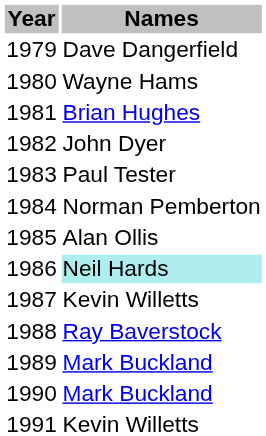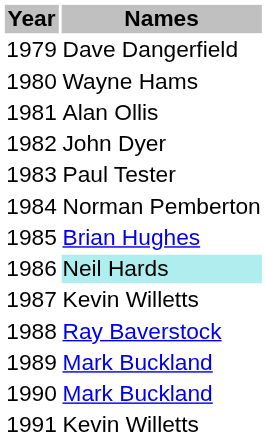(131, 112) Brian Hughes -> (110, 112) Alan Ollis
(110, 237) Alan Ollis -> (131, 237) Brian Hughes
